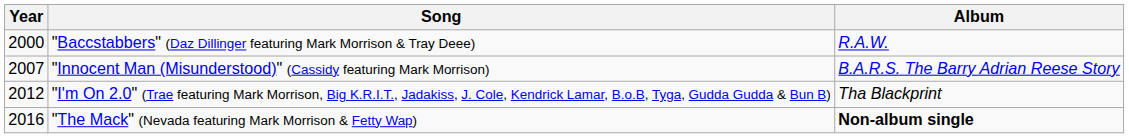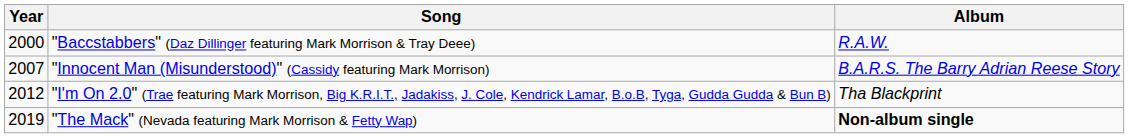(26, 119) 2016 -> (26, 119) 2019
